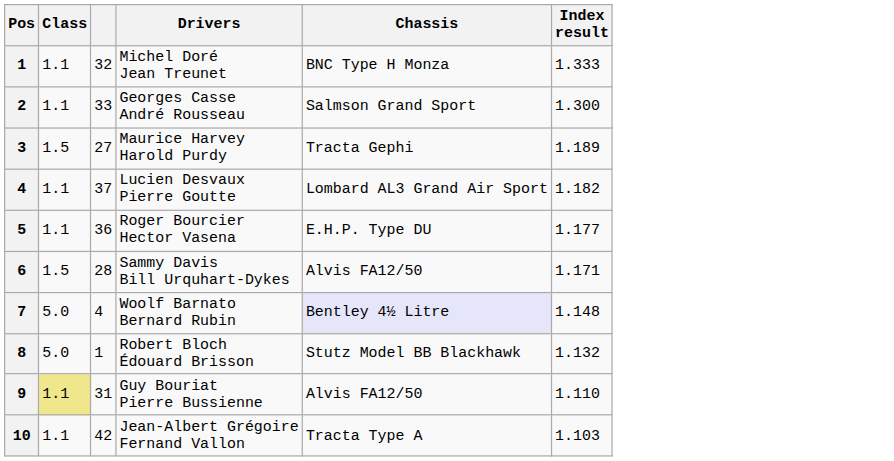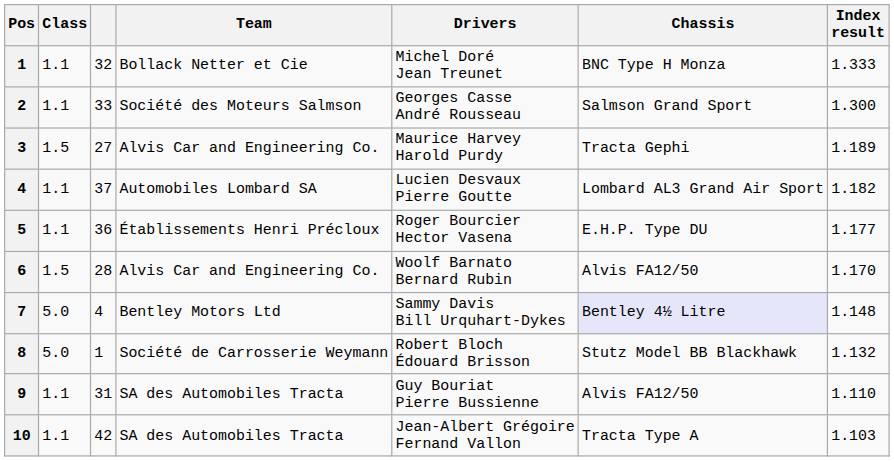+ column: (254, 25)
(205, 272) Sammy Davis Bill Urquhart-Dykes -> (454, 272) Woolf Barnato Bernard Rubin
(577, 272) 1.171 -> (854, 272) 1.170
(178, 313) Woolf Barnato Bernard Rubin -> (481, 313) Sammy Davis Bill Urquhart-Dykes
(56, 395) khaki background -> (56, 395) no background
